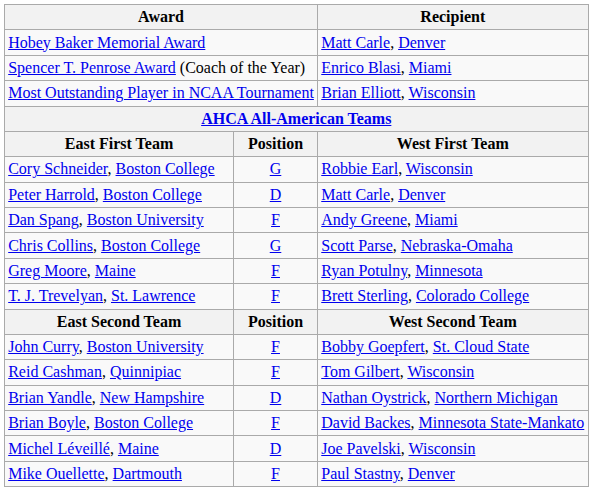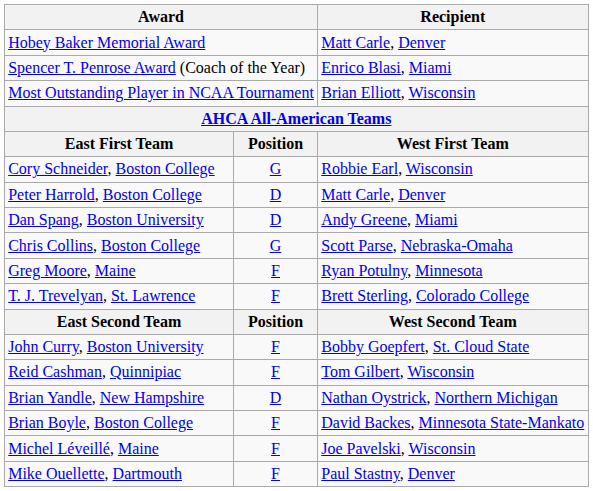(276, 220) F -> (276, 220) D
(276, 448) D -> (276, 448) F
